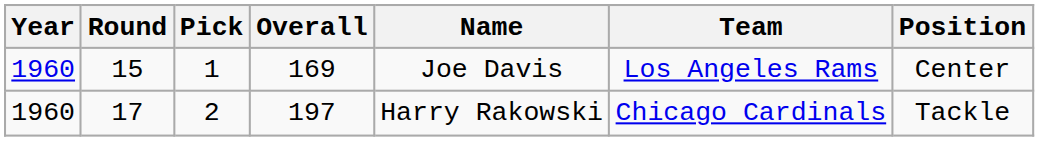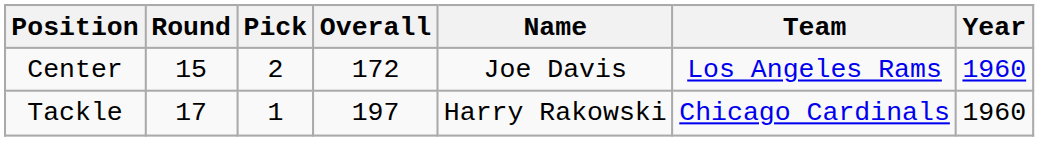columns swapped: (43, 27) <-> (962, 27)
(212, 70) 1 -> (275, 70) 2
(312, 70) 169 -> (376, 70) 172
(212, 113) 2 -> (275, 113) 1
